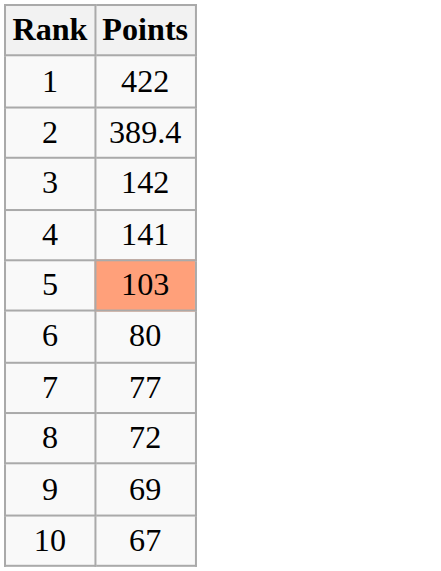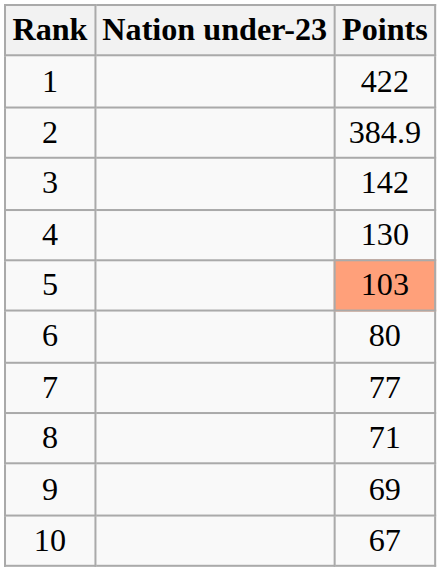+ column: (215, 30)
(145, 132) 389.4 -> (385, 132) 384.9
(145, 234) 141 -> (385, 234) 130
(145, 438) 72 -> (385, 438) 71
